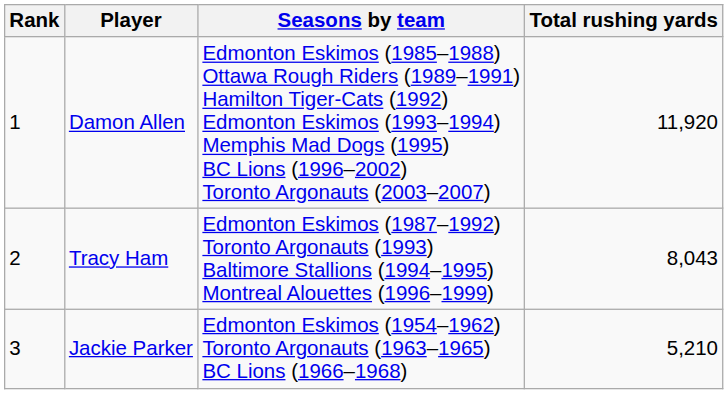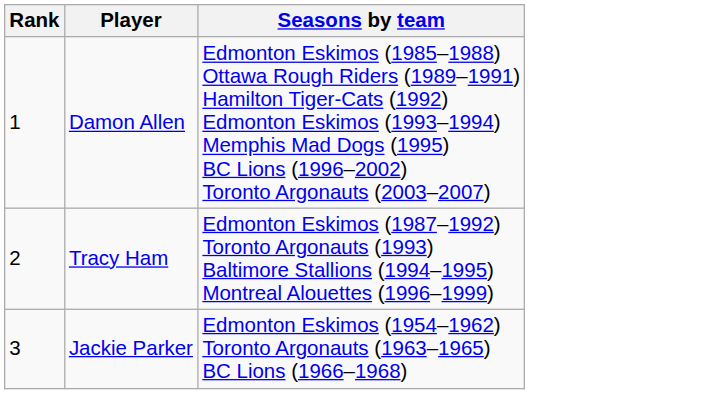- column: (624, 20)
